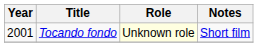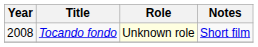(20, 32) 2001 -> (20, 32) 2008
